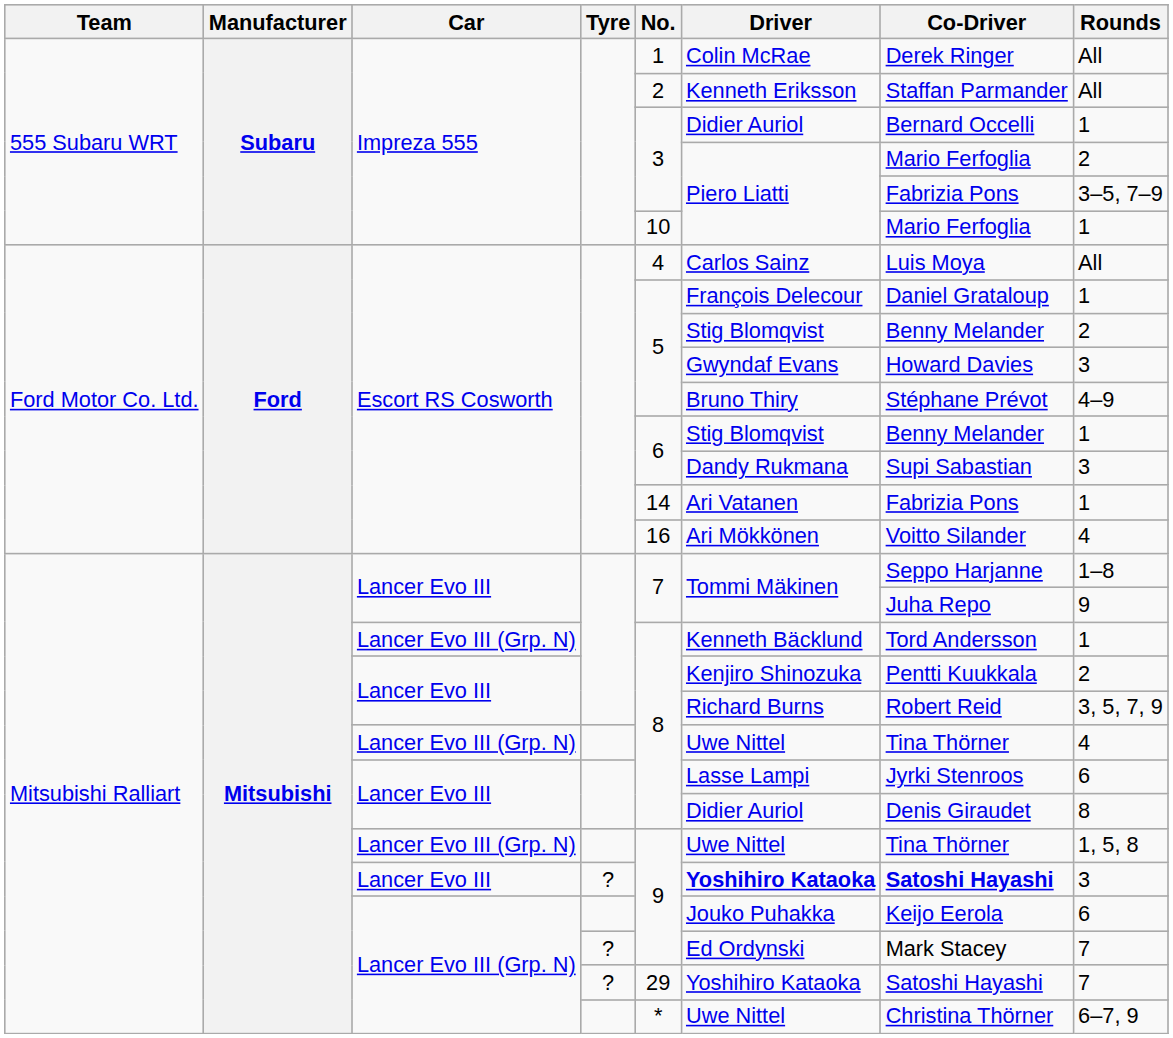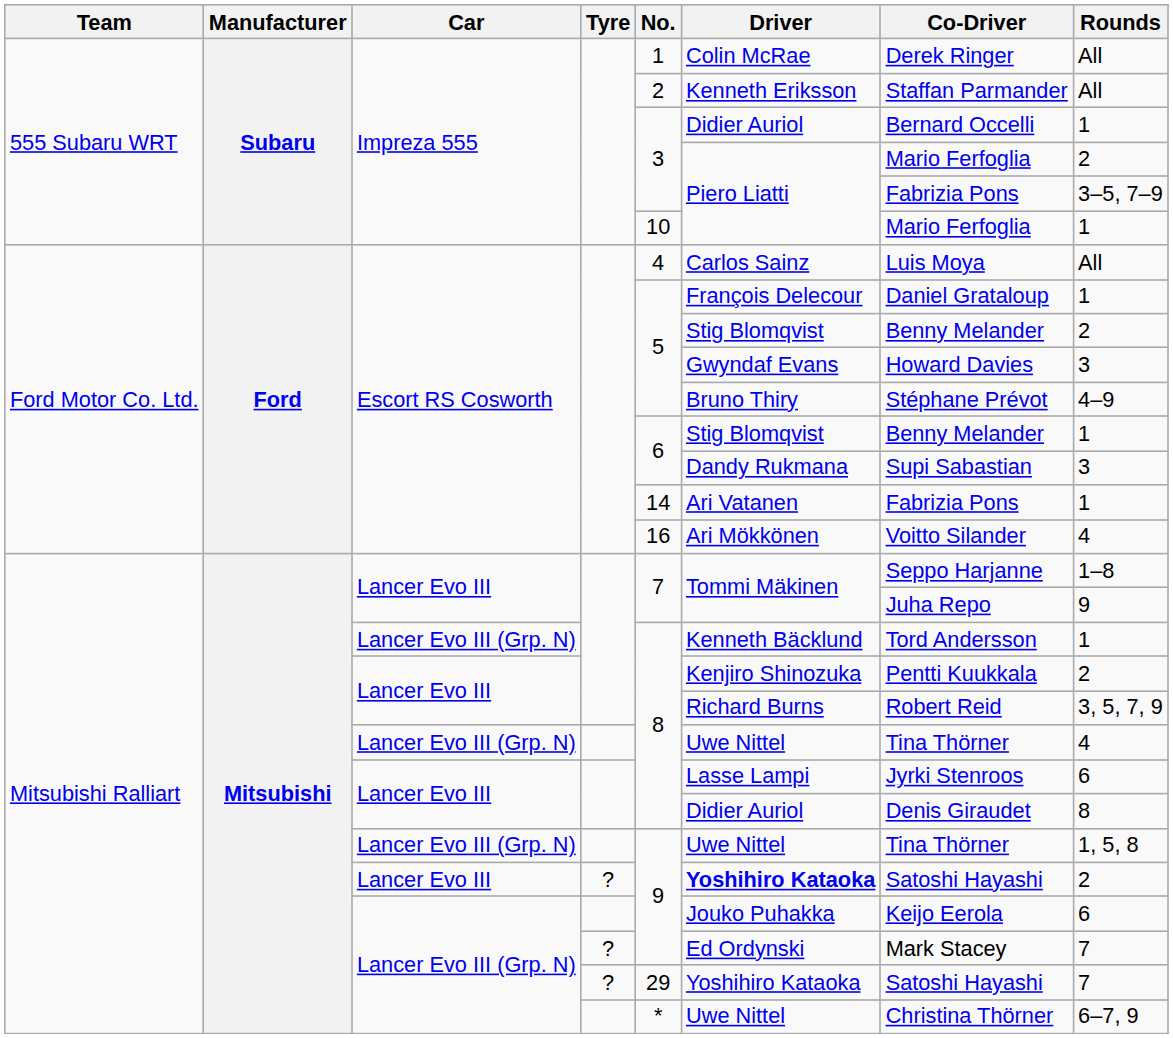(970, 879) bold -> (964, 879) normal
(1084, 879) 3 -> (1084, 879) 2
